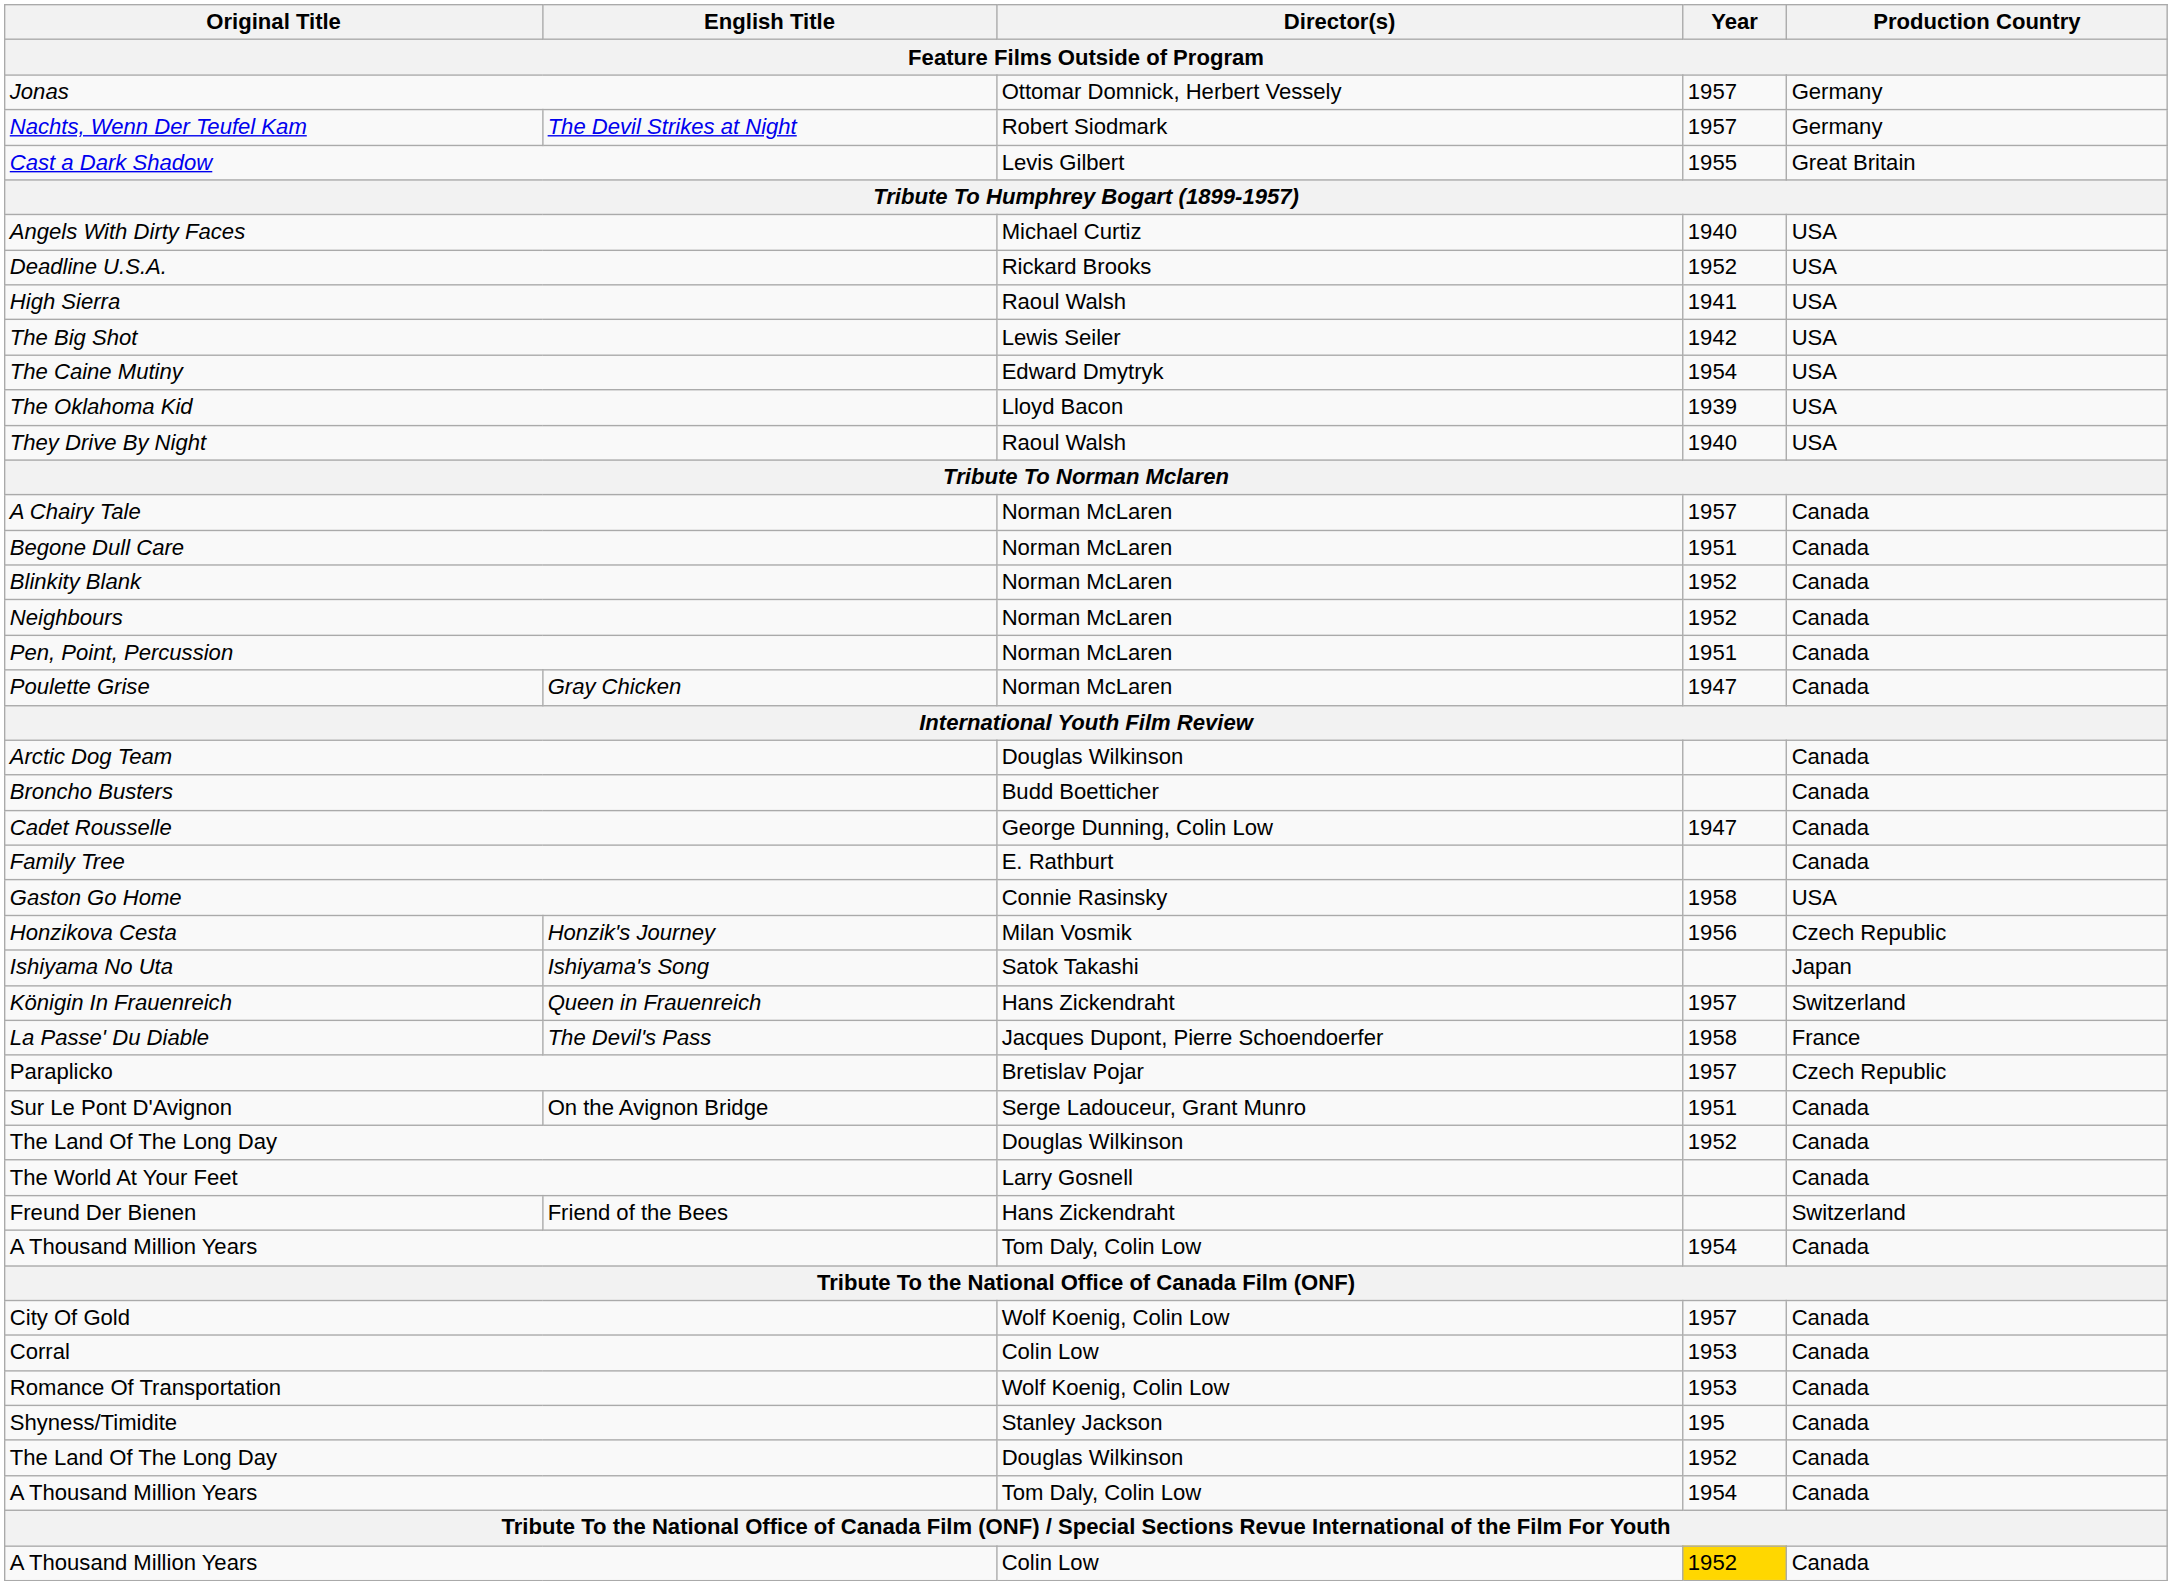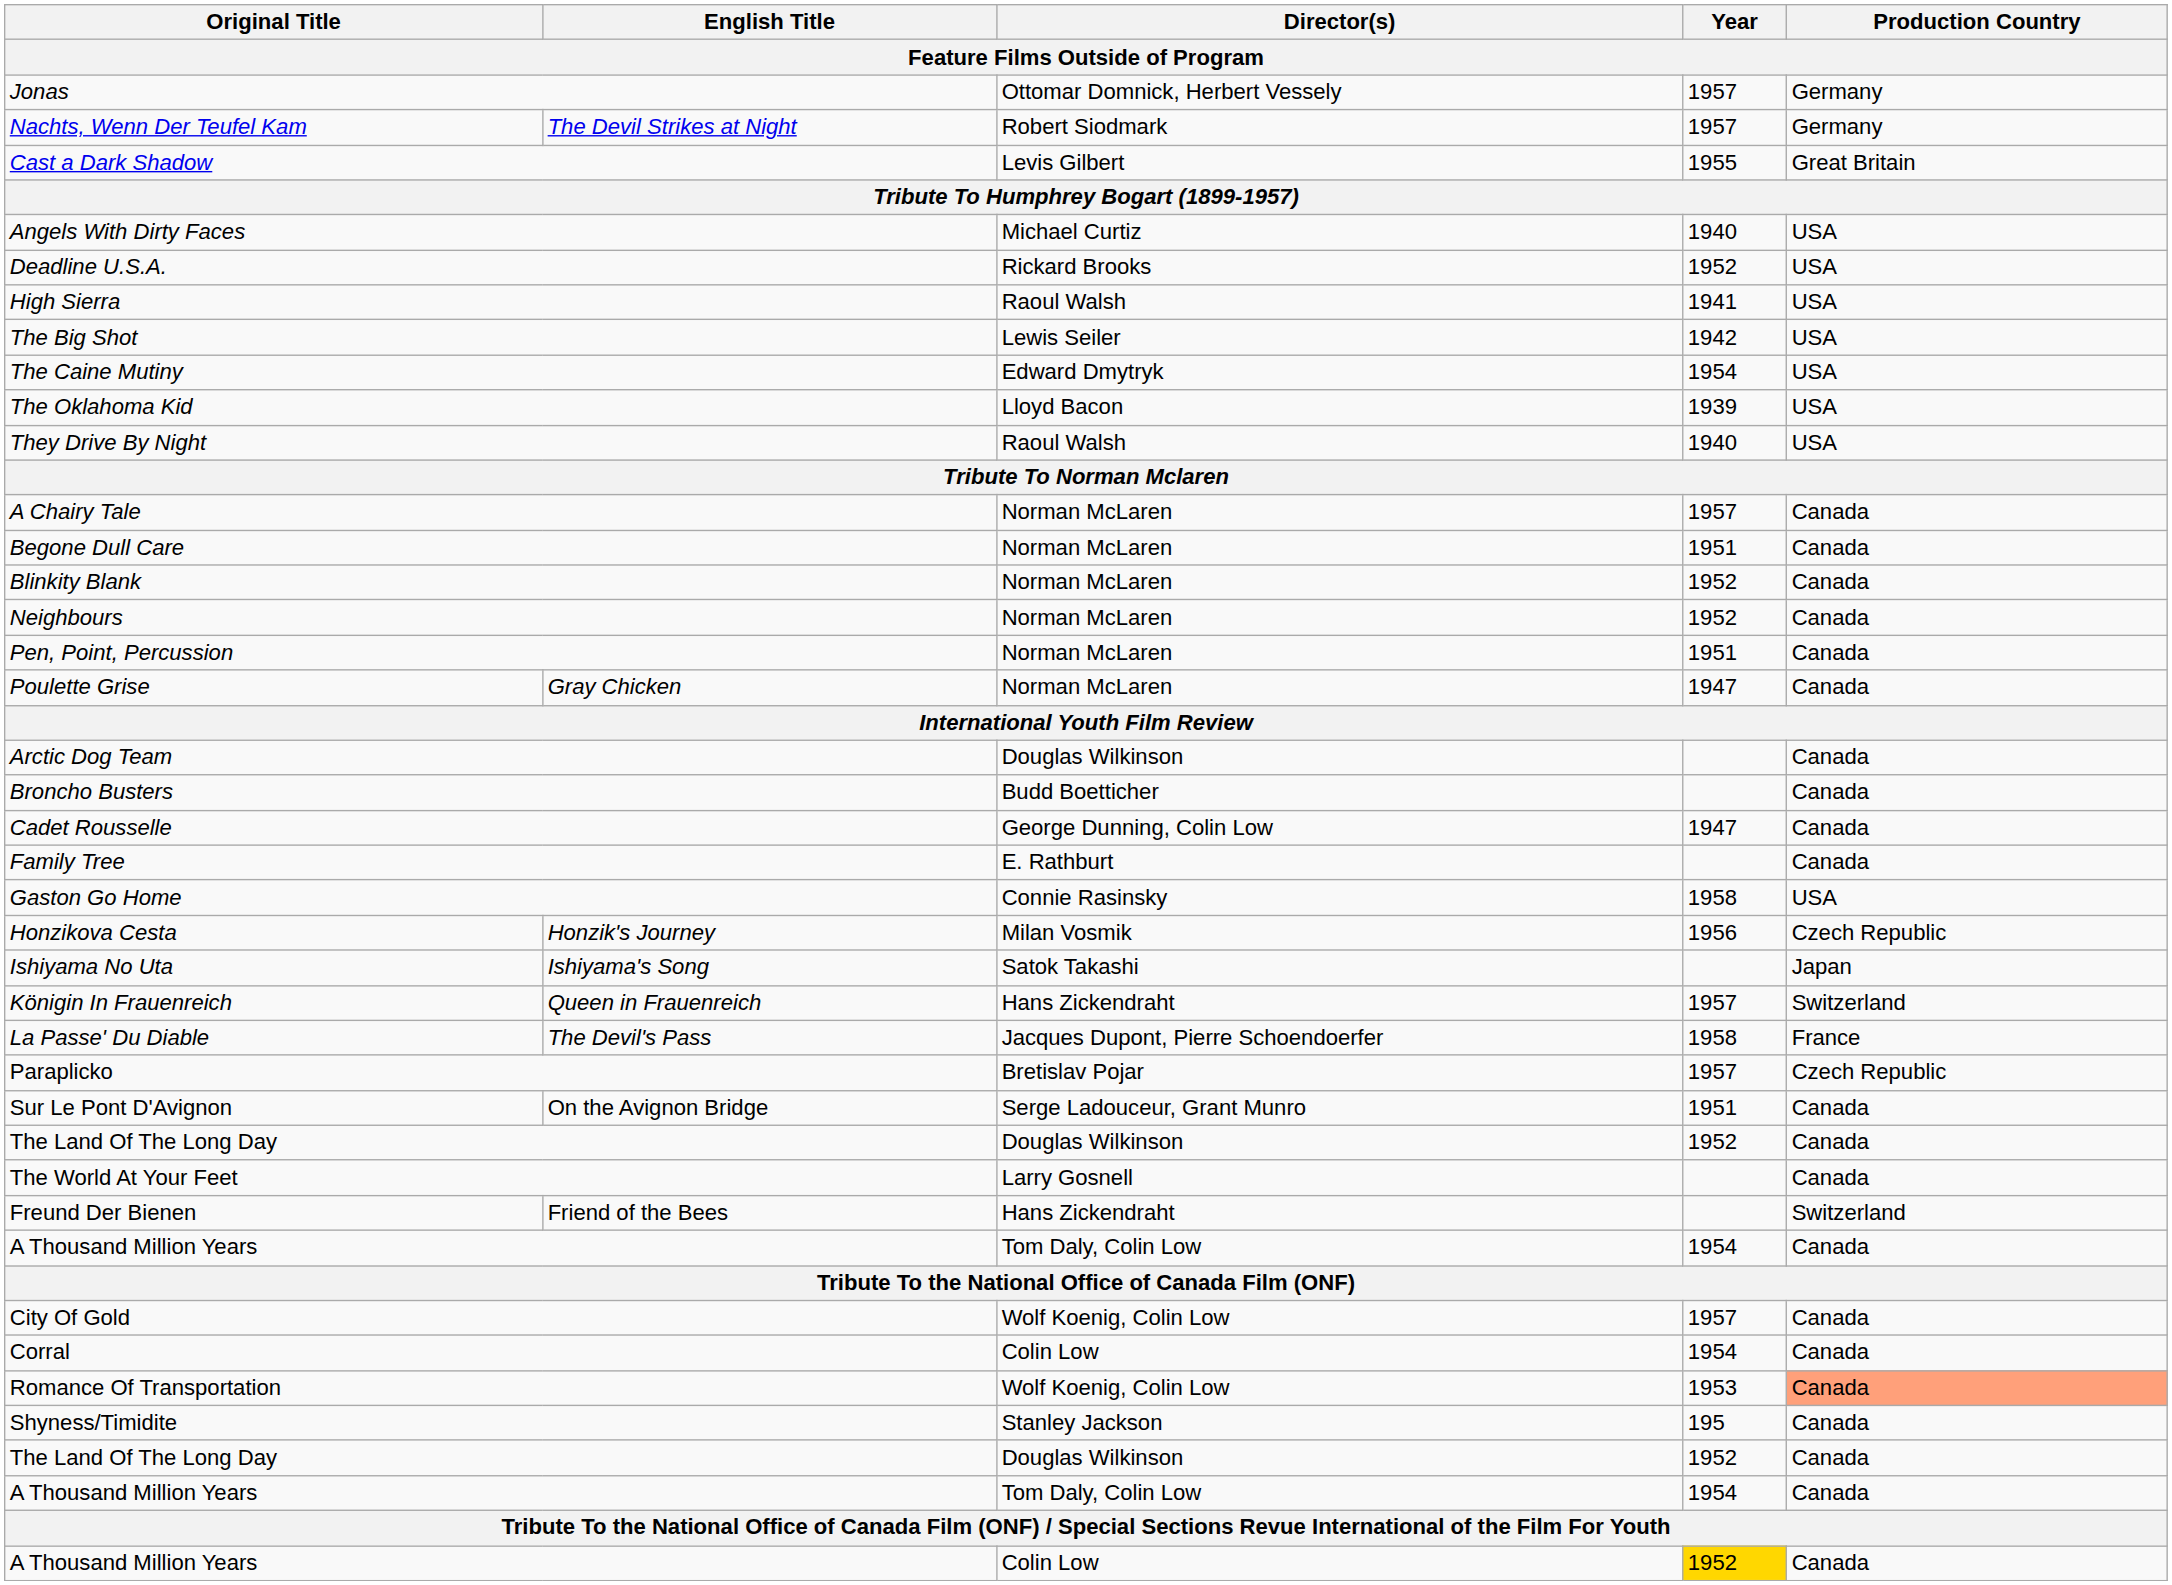(1712, 1352) 1953 -> (1712, 1352) 1954
(1830, 1387) no background -> (1830, 1387) lightsalmon background
